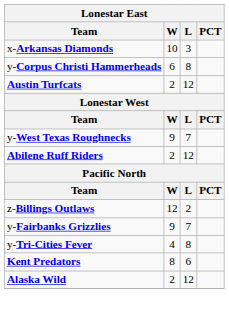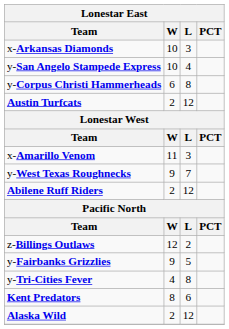+ row: (84, 66)
+ row: (51, 155)
(188, 226) 7 -> (188, 262) 5
